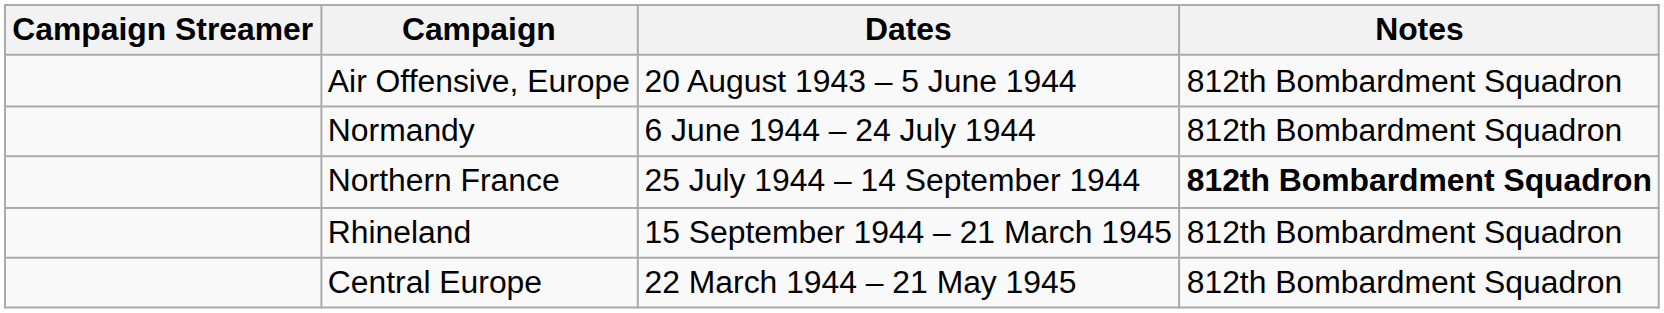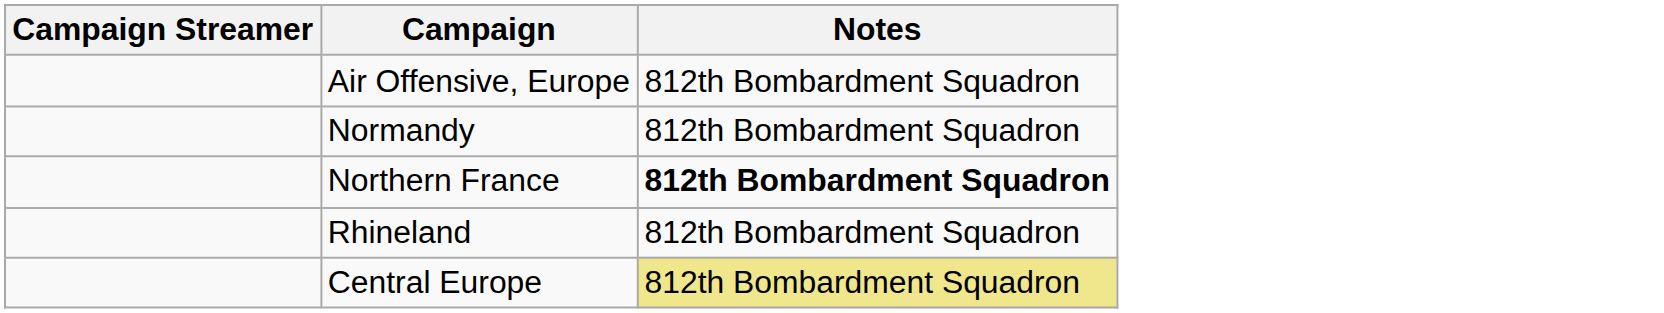- column: (908, 29)
(1404, 282) no background -> (862, 282) khaki background
